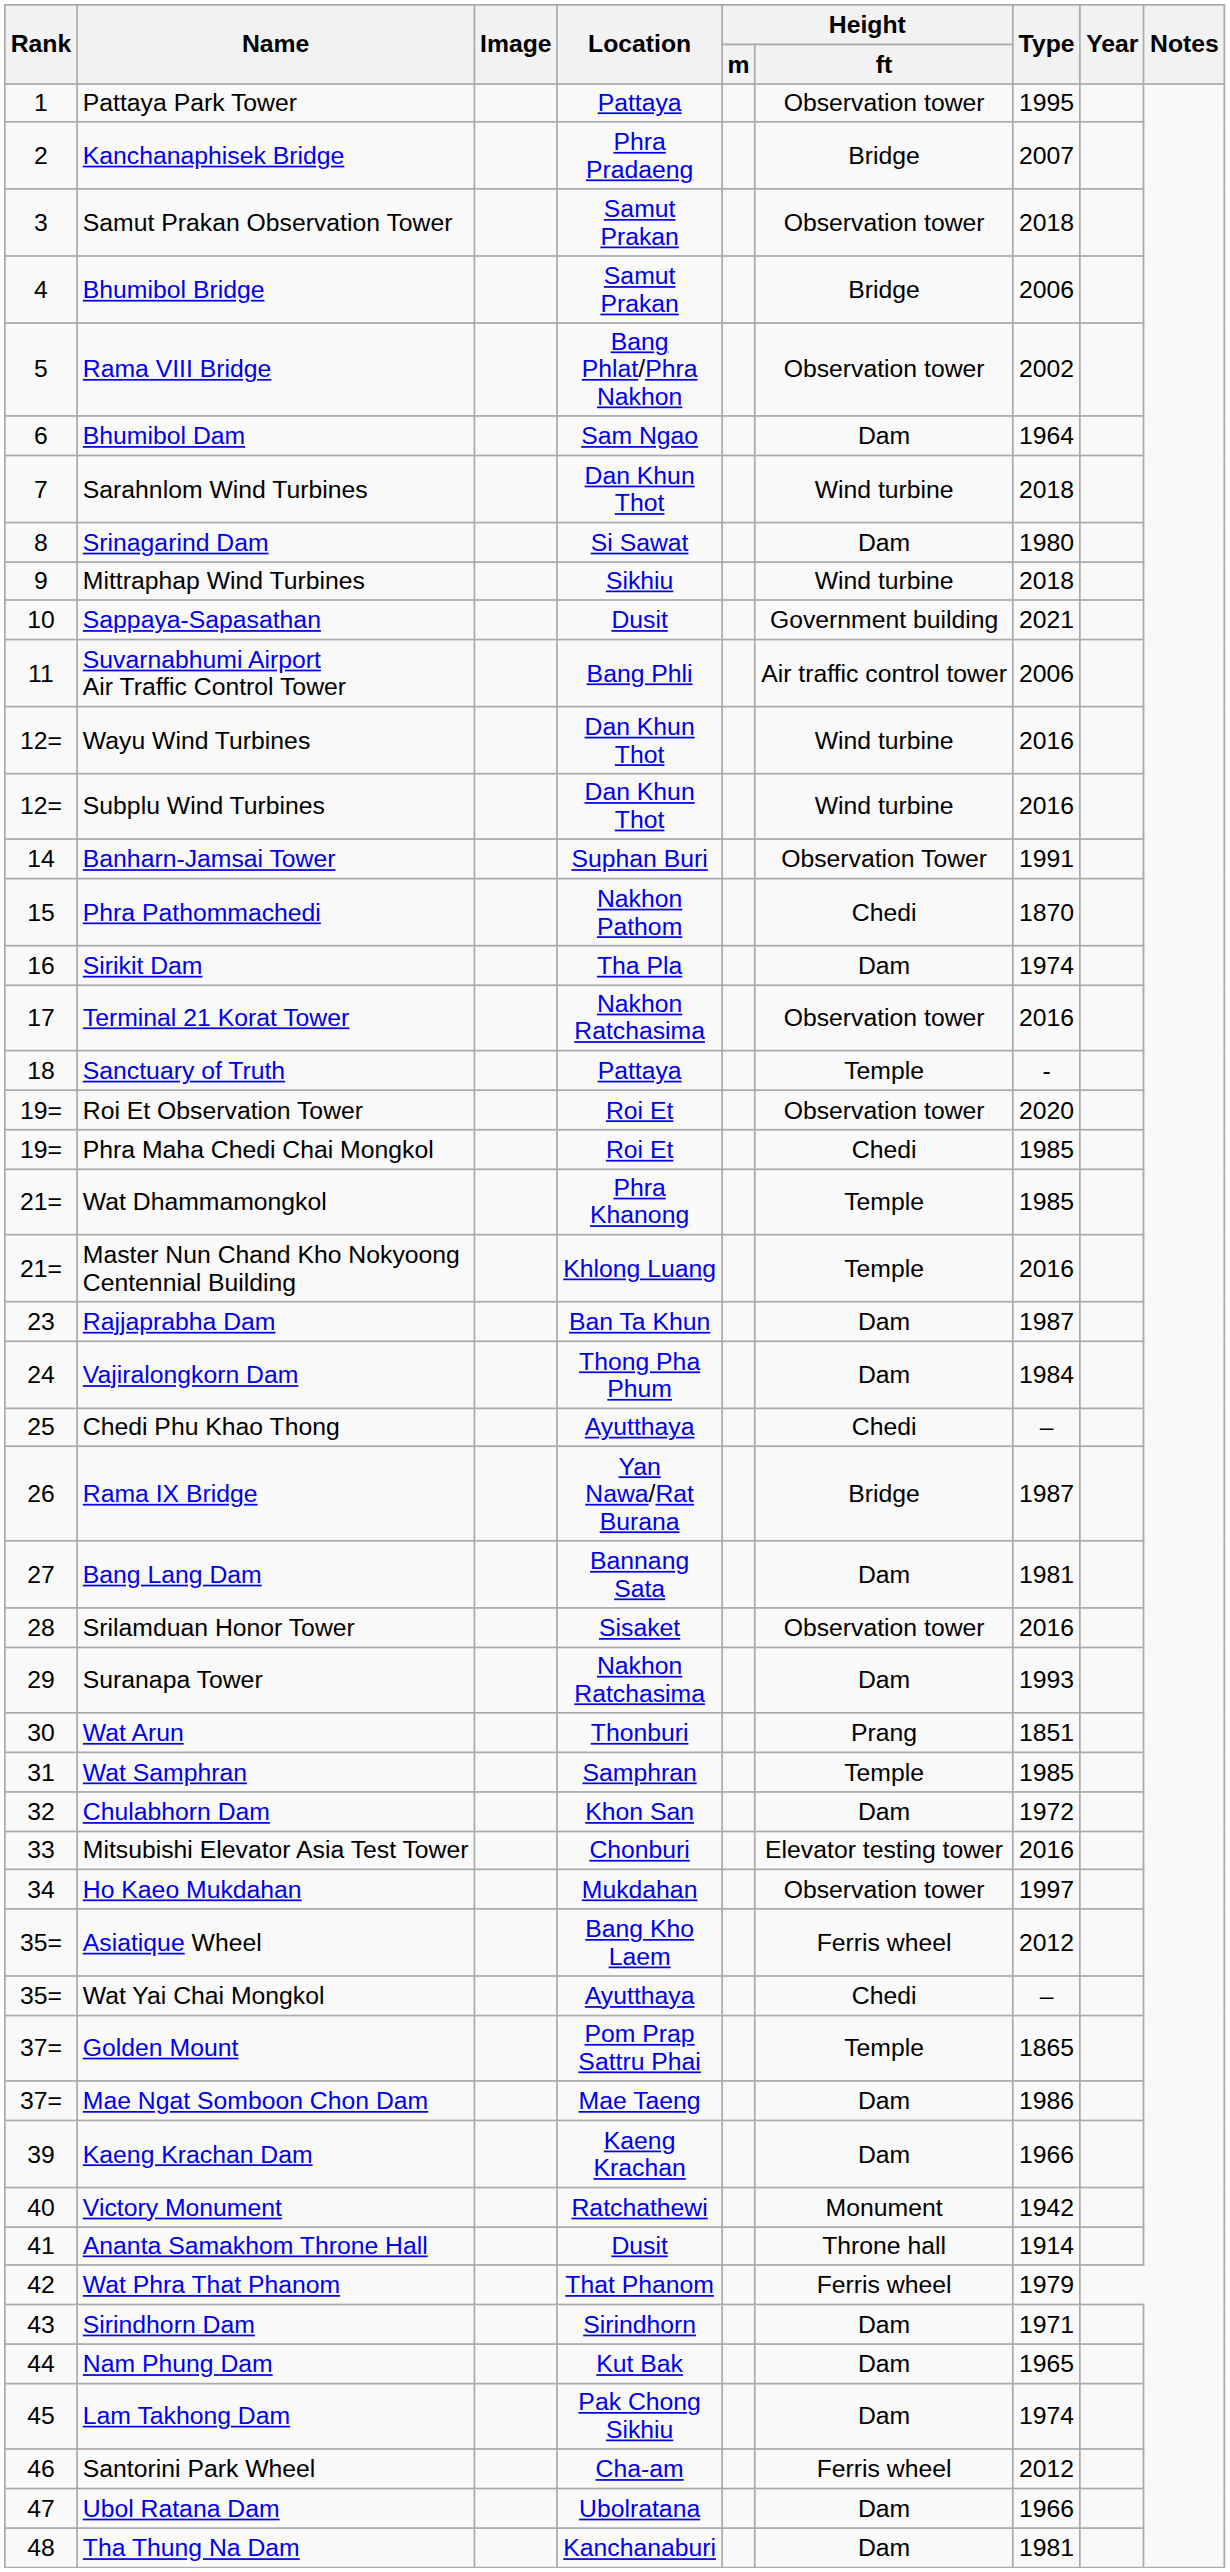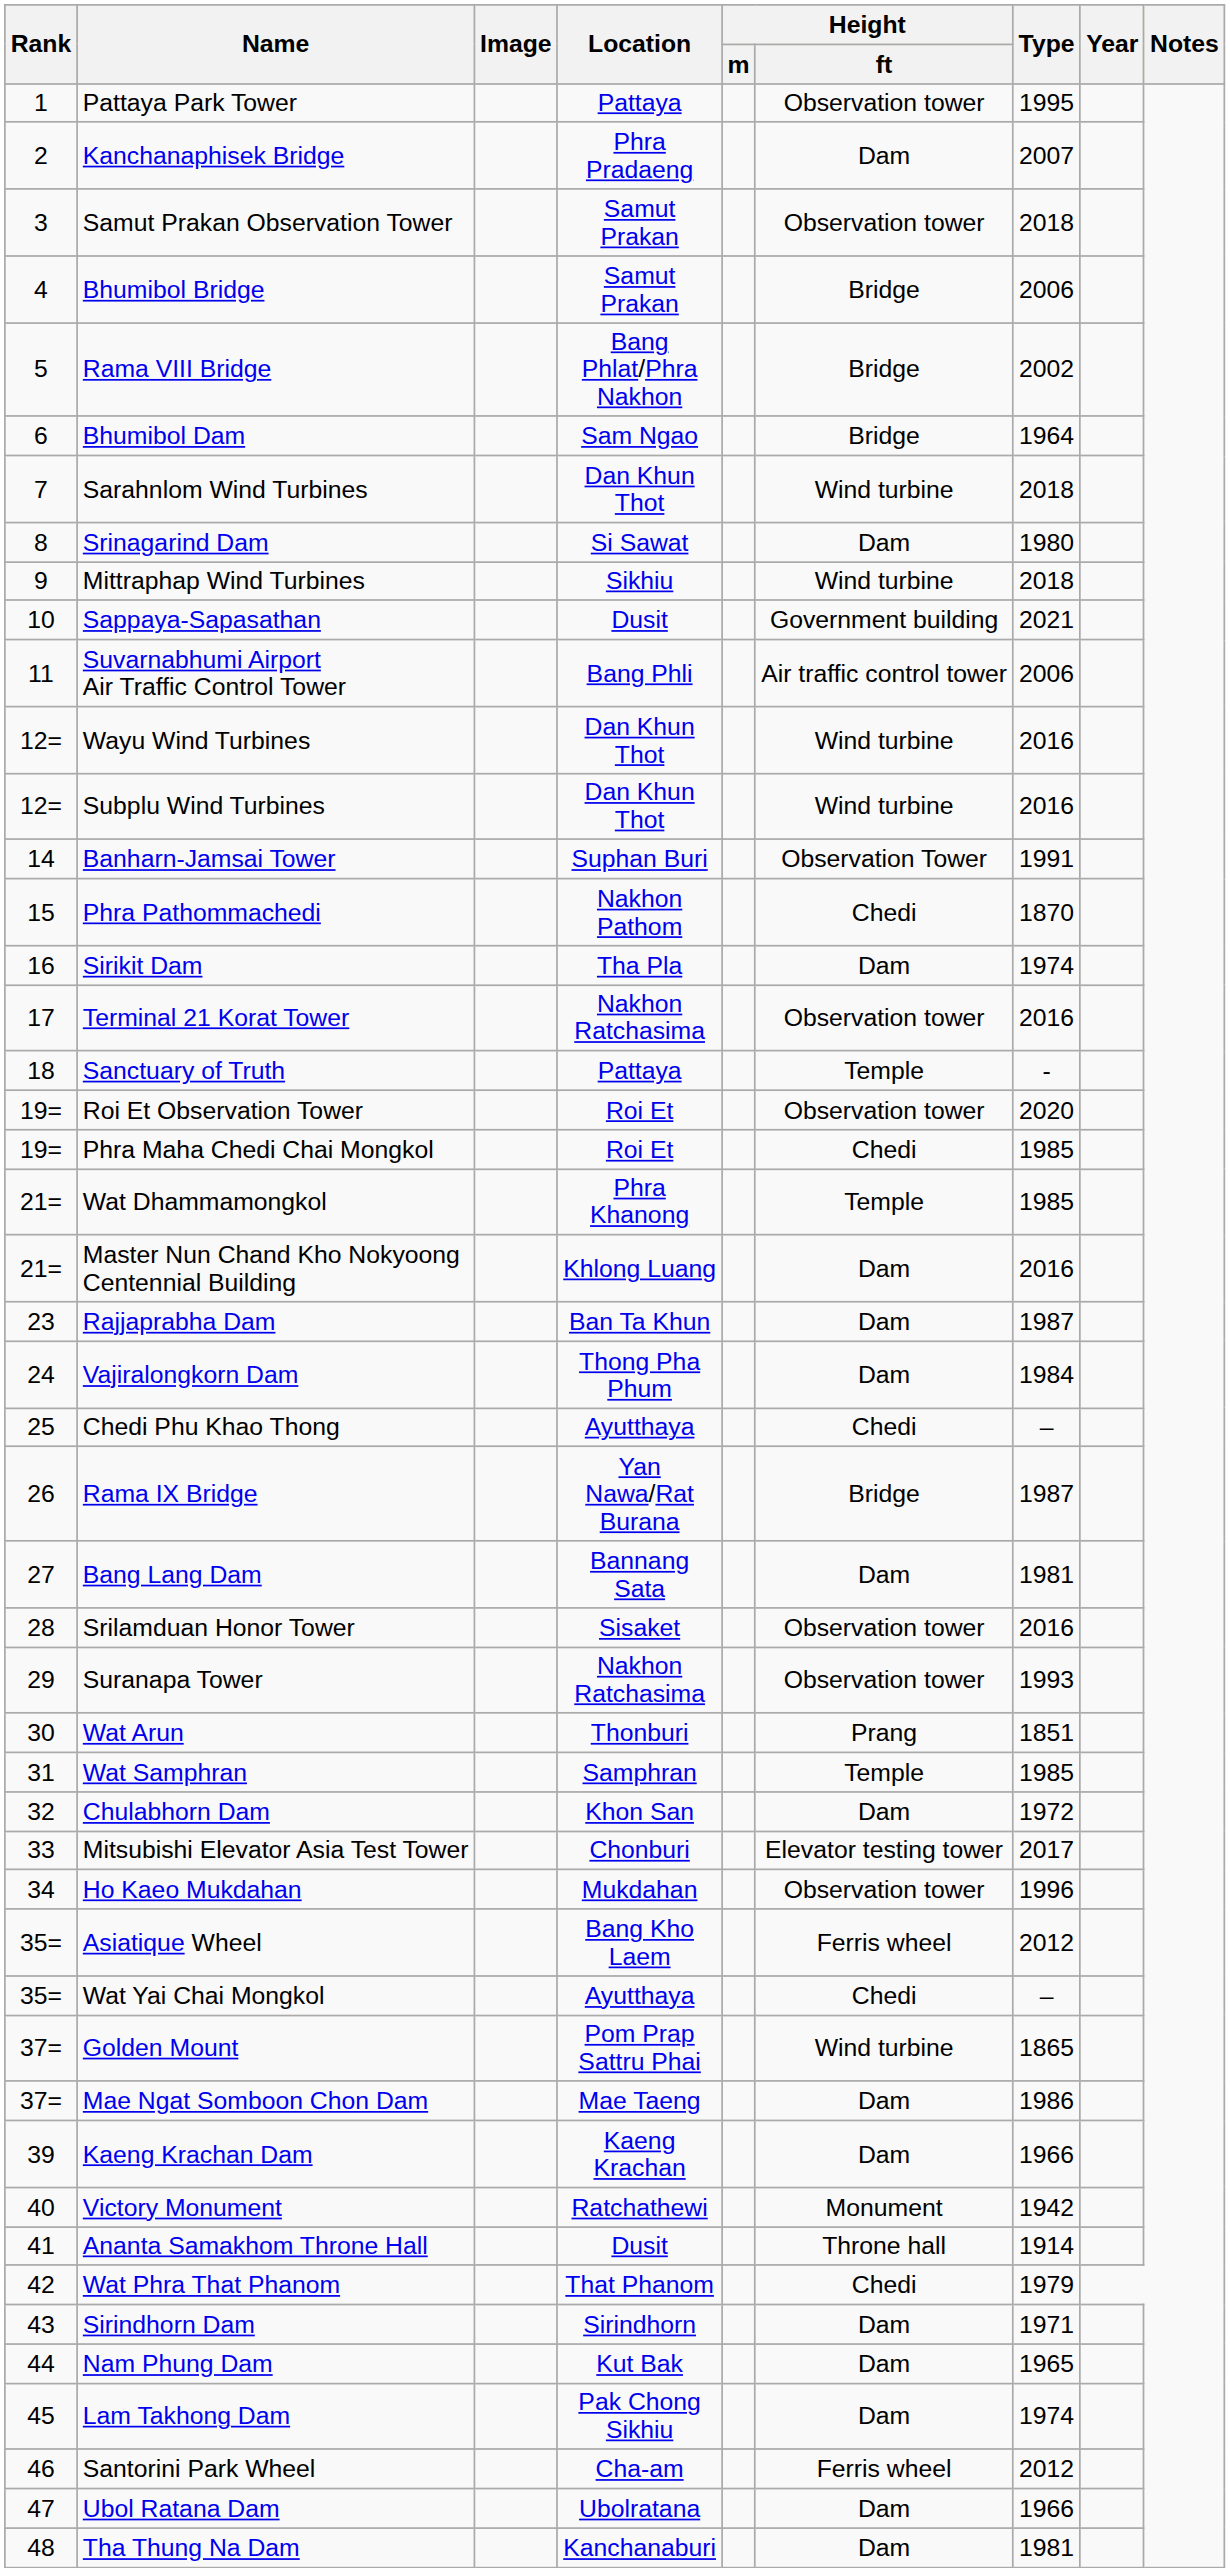(884, 156) Bridge -> (884, 156) Dam
(884, 370) Observation tower -> (884, 370) Bridge
(884, 436) Dam -> (884, 436) Bridge
(884, 1269) Temple -> (884, 1269) Dam
(884, 1680) Dam -> (884, 1680) Observation tower
(1047, 1851) 2016 -> (1047, 1851) 2017
(1047, 1890) 1997 -> (1047, 1890) 1996
(884, 2048) Temple -> (884, 2048) Wind turbine
(884, 2285) Ferris wheel -> (884, 2285) Chedi
